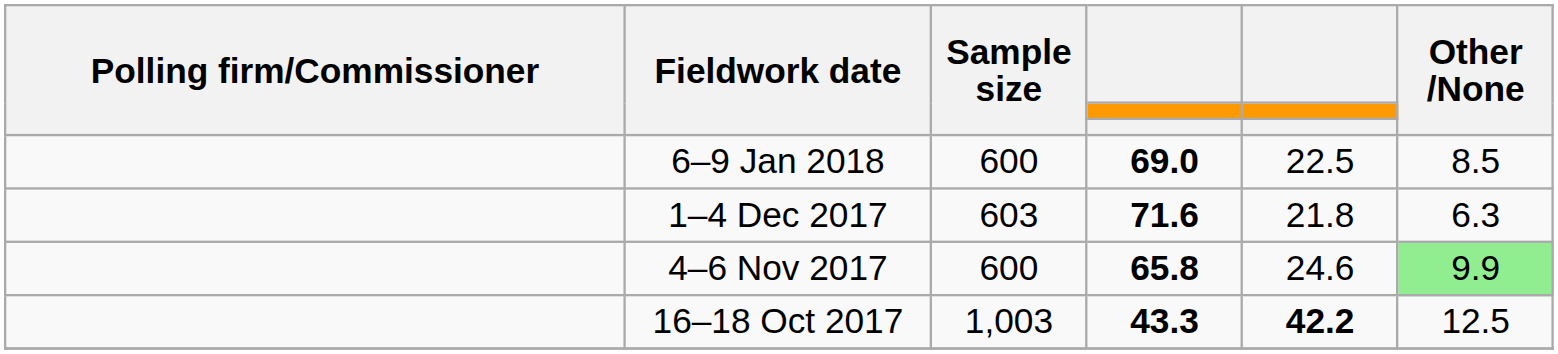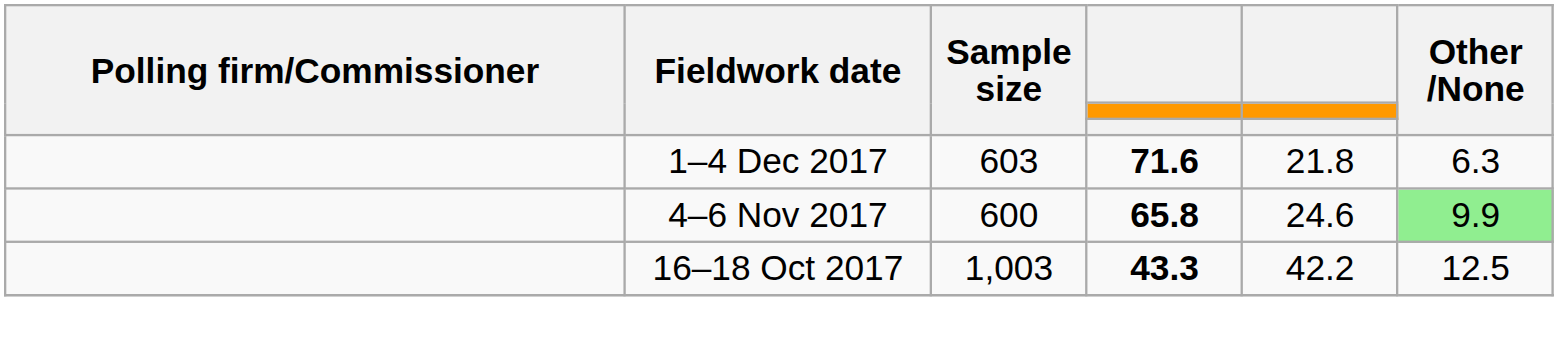- row: (778, 161)
(1320, 322) bold -> (1320, 268) normal
